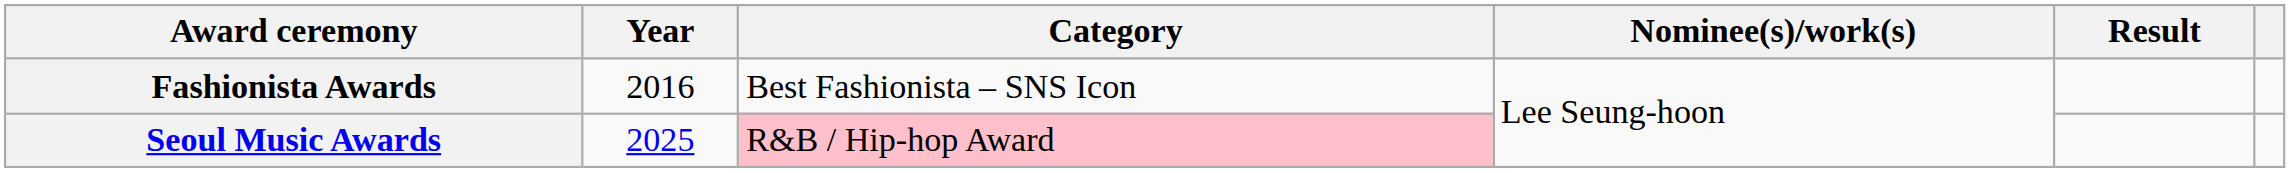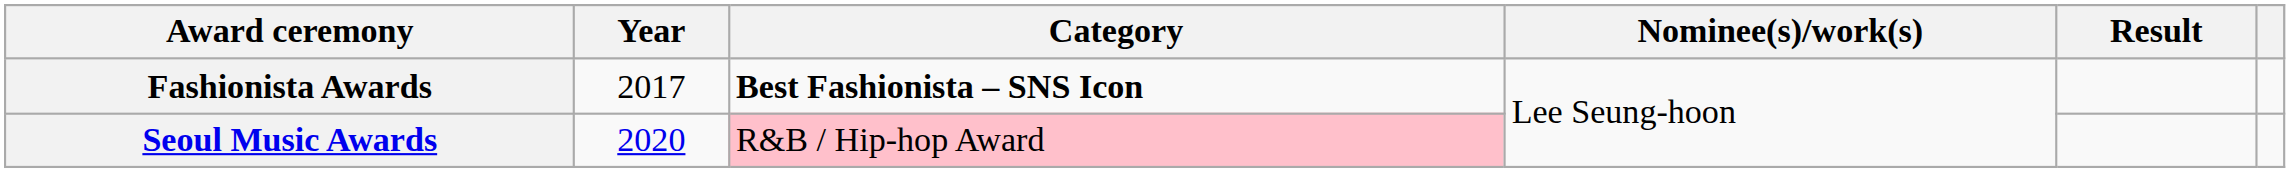(660, 85) 2016 -> (651, 85) 2017
(941, 85) normal -> (940, 85) bold
(660, 139) 2025 -> (651, 139) 2020
